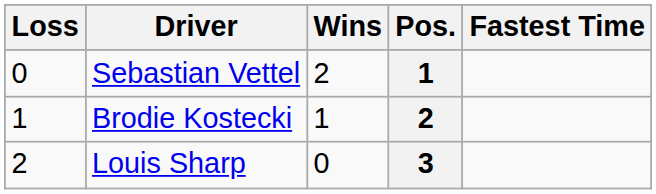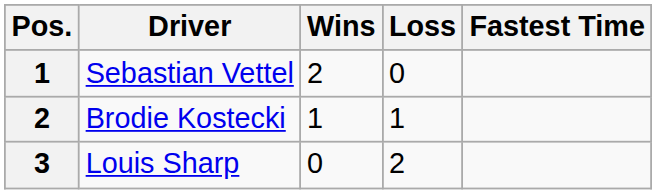columns swapped: (426, 27) <-> (45, 27)
